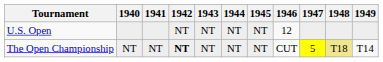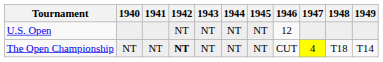(313, 48) 5 -> (313, 48) 4
(339, 48) khaki background -> (339, 48) no background
